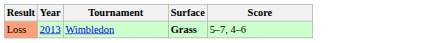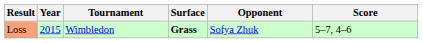+ column: (260, 12)
(50, 29) 2013 -> (50, 29) 2015
